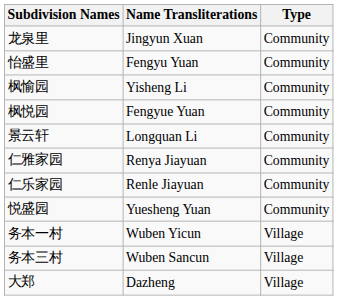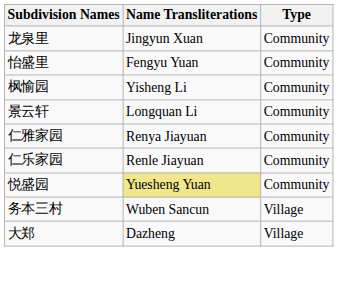- row: (28, 111)
(168, 209) no background -> (168, 184) khaki background
- row: (35, 233)
